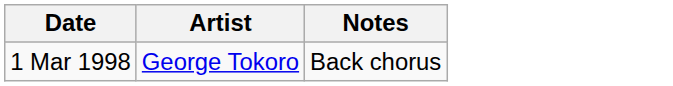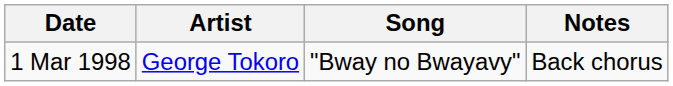+ column: (415, 23)
